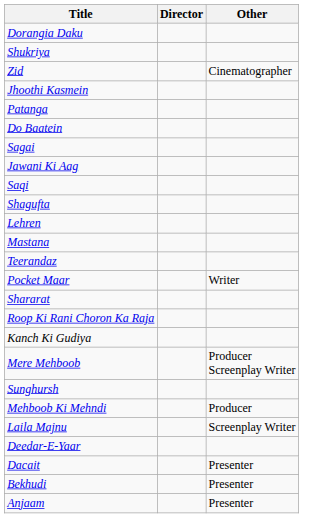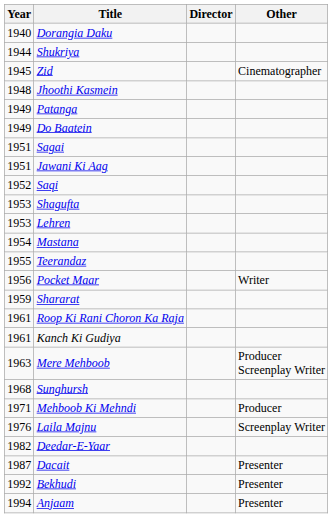+ column: (19, 14)
